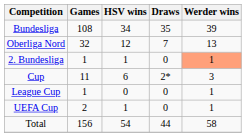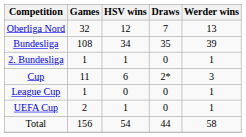rows swapped: (36, 28) <-> (36, 44)
(212, 60) lightsalmon background -> (212, 60) no background
